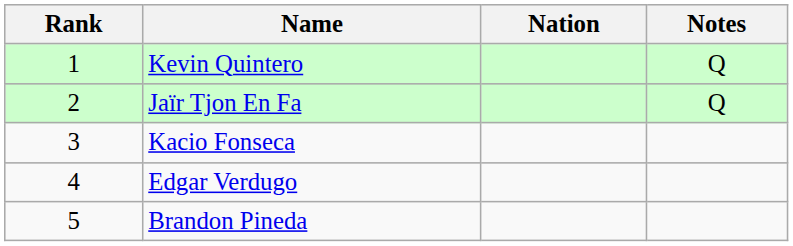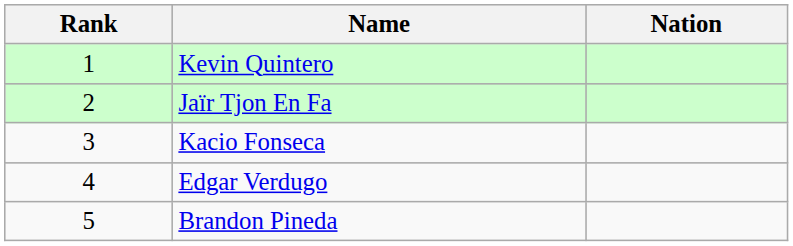- column: (717, 24)
